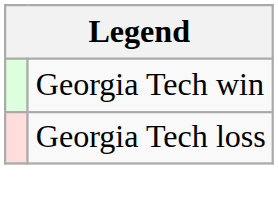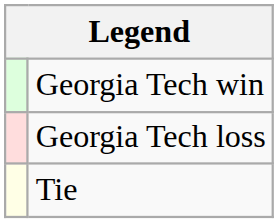+ row: (57, 190)
